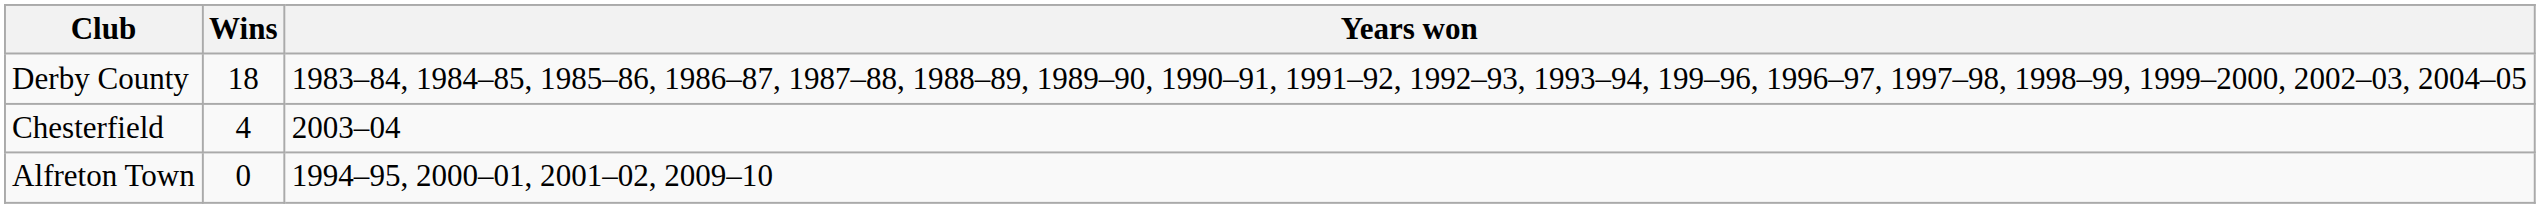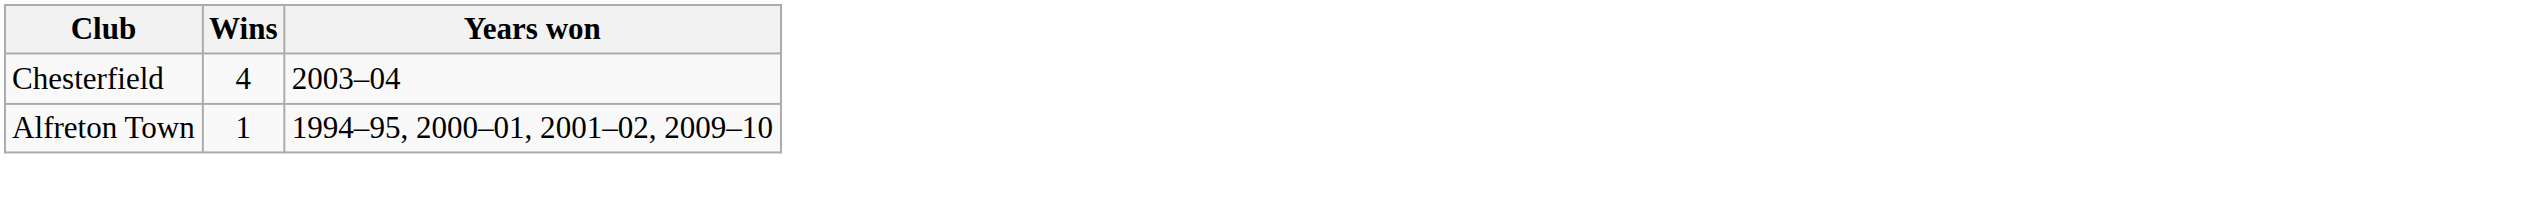- row: (100, 78)
(243, 176) 0 -> (243, 127) 1
